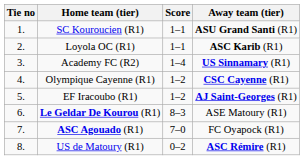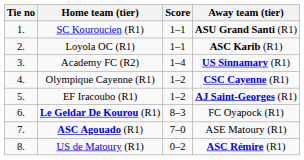(246, 113) ASE Matoury (R1) -> (246, 113) FC Oyapock (R1)
(246, 130) FC Oyapock (R1) -> (246, 130) ASE Matoury (R1)
